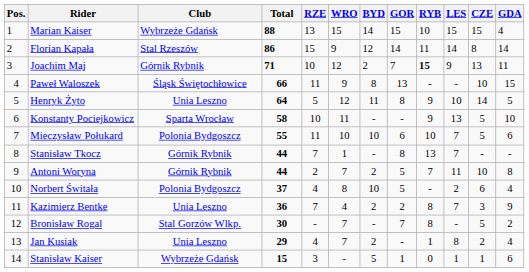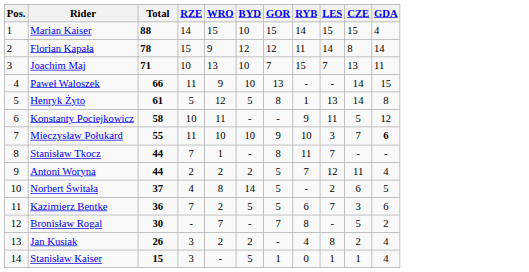- column: (200, 13)
(310, 31) 13 -> (186, 31) 14
(368, 31) 14 -> (244, 31) 10
(424, 31) 10 -> (300, 31) 14
(270, 48) 86 -> (146, 48) 78
(395, 48) 14 -> (271, 48) 12
(336, 66) 12 -> (212, 66) 13
(365, 66) 2 -> (244, 66) 10
(424, 66) bold -> (300, 66) normal
(449, 66) 9 -> (325, 66) 7
(374, 83) 8 -> (250, 83) 10
(482, 83) 10 -> (358, 83) 14
(282, 101) 64 -> (158, 101) 61
(374, 101) 11 -> (250, 101) 5
(430, 101) 9 -> (306, 101) 1
(456, 101) 10 -> (332, 101) 13
(510, 101) 5 -> (386, 101) 8
(456, 118) 13 -> (332, 118) 11
(510, 118) 10 -> (386, 118) 12
(402, 136) 6 -> (278, 136) 9
(456, 136) 7 -> (332, 136) 3
(482, 136) 5 -> (358, 136) 7
(510, 136) normal -> (386, 136) bold
(430, 153) 13 -> (306, 153) 11
(344, 171) 7 -> (220, 171) 2
(456, 171) 11 -> (332, 171) 12
(482, 171) 10 -> (358, 171) 11
(510, 171) 8 -> (386, 171) 4
(374, 188) 10 -> (250, 188) 14
(510, 188) 4 -> (386, 188) 5
(344, 206) 4 -> (220, 206) 2
(374, 206) 2 -> (250, 206) 5
(402, 206) 2 -> (278, 206) 5
(430, 206) 8 -> (306, 206) 6
(510, 206) 9 -> (386, 206) 6
(282, 241) 29 -> (158, 241) 26
(315, 241) 4 -> (191, 241) 3
(344, 241) 7 -> (220, 241) 2
(430, 241) 1 -> (306, 241) 4
(510, 259) 6 -> (386, 259) 4
